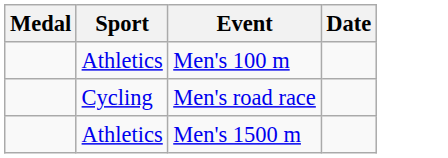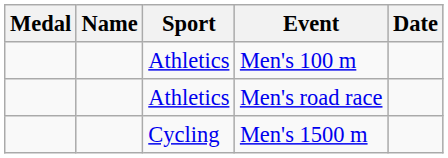+ column: (110, 23)
(117, 97) Cycling -> (189, 97) Athletics
(122, 134) Athletics -> (184, 134) Cycling
